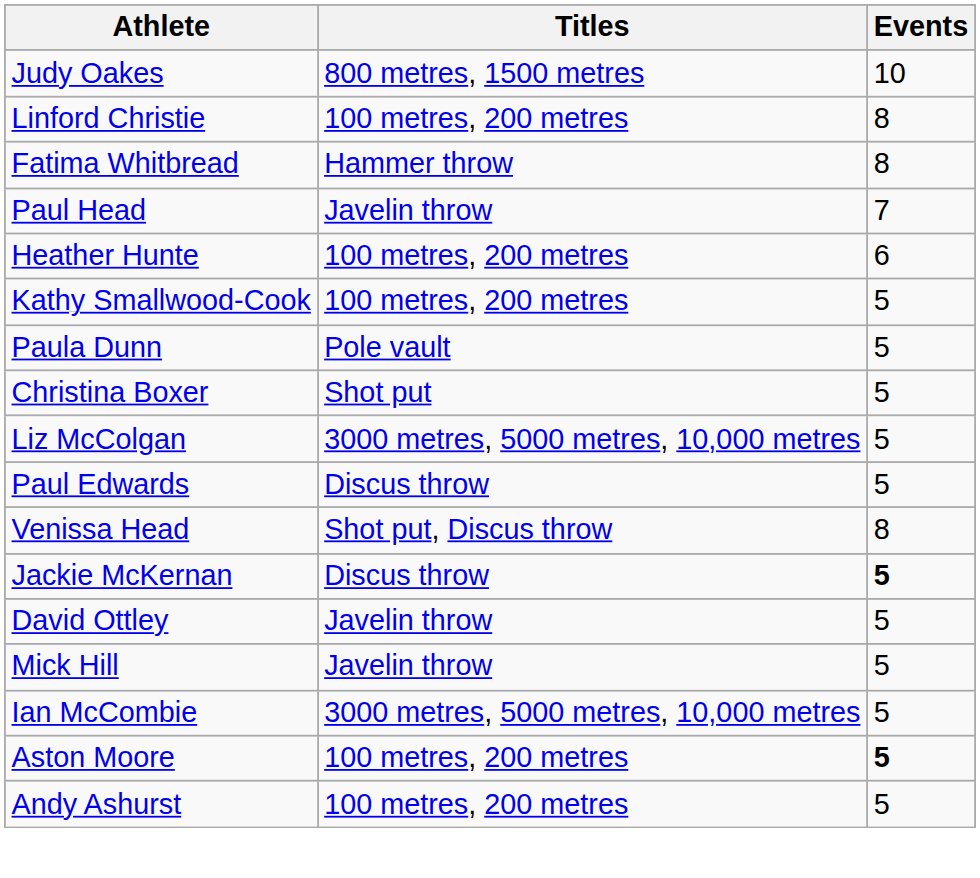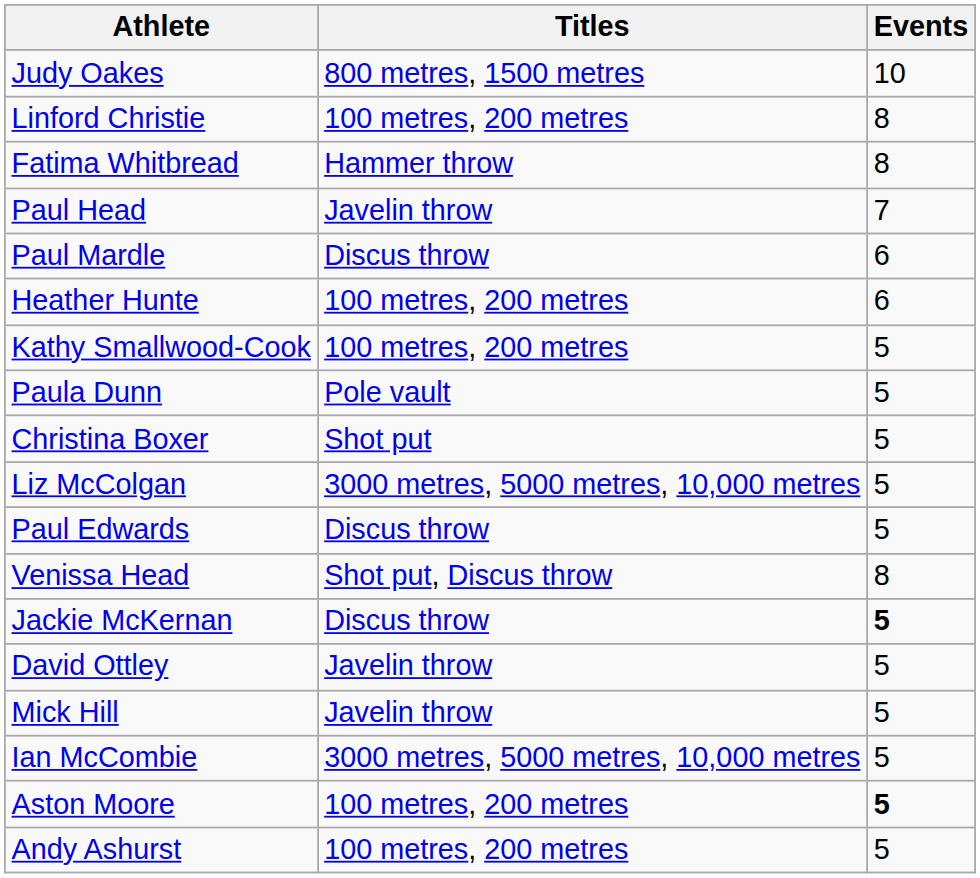+ row: (88, 255)
